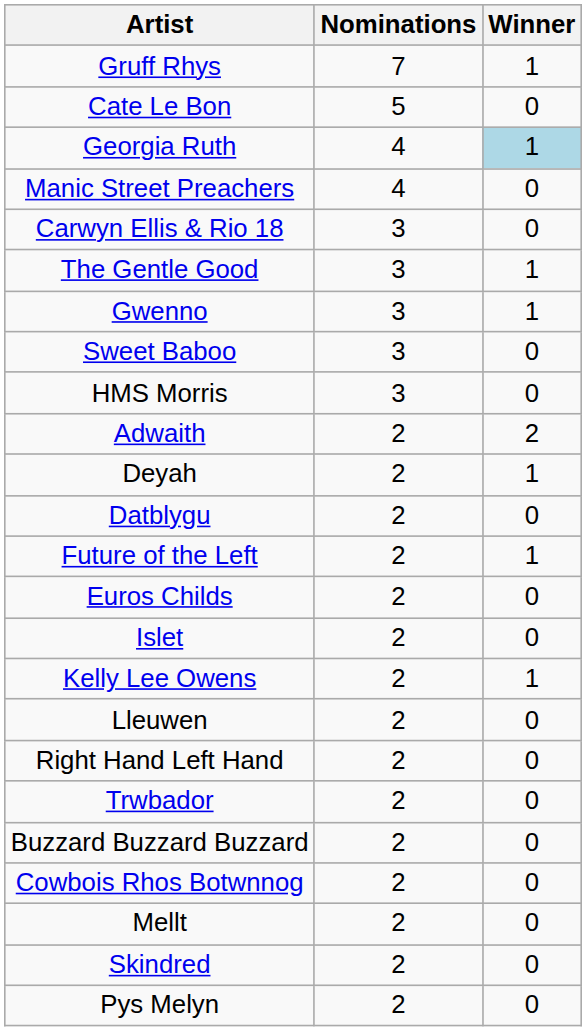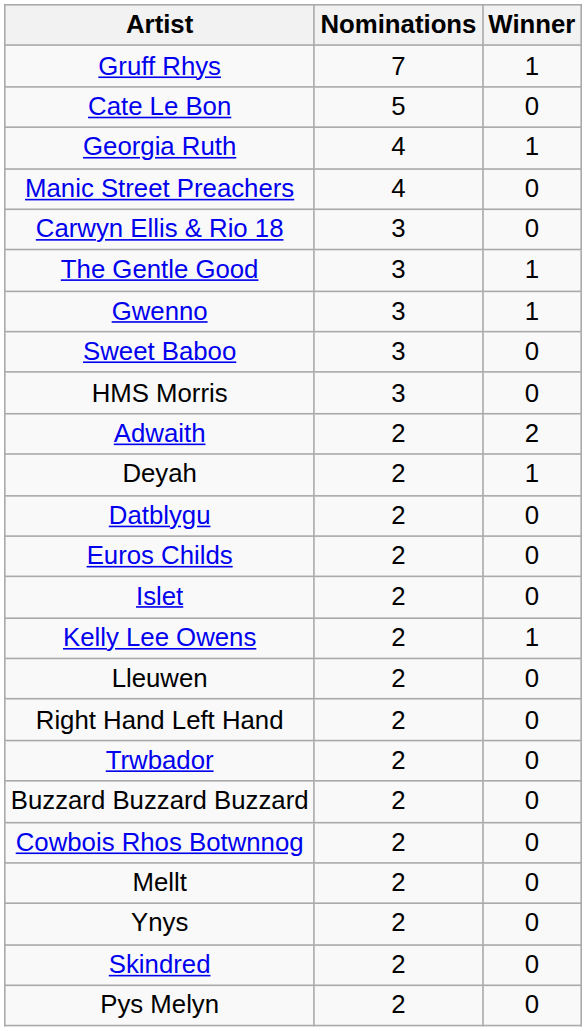(532, 147) lightblue background -> (532, 147) no background
- row: (160, 556)
+ row: (160, 923)
